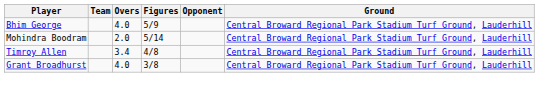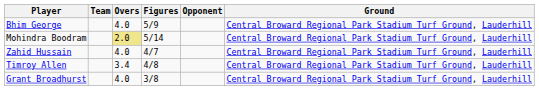(122, 38) no background -> (122, 38) khaki background
+ row: (39, 52)
